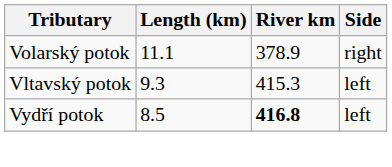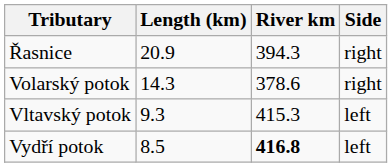+ row: (41, 51)
(157, 51) 11.1 -> (157, 83) 14.3
(278, 51) 378.9 -> (278, 83) 378.6
